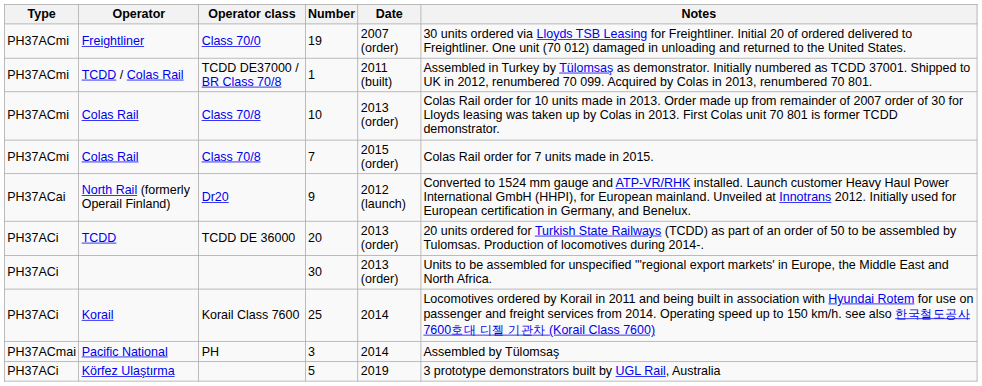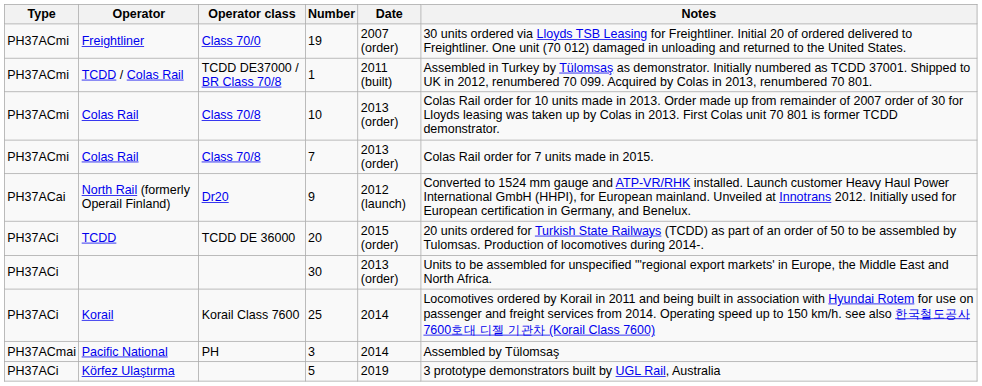(380, 156) 2015 (order) -> (380, 156) 2013 (order)
(380, 238) 2013 (order) -> (380, 238) 2015 (order)
